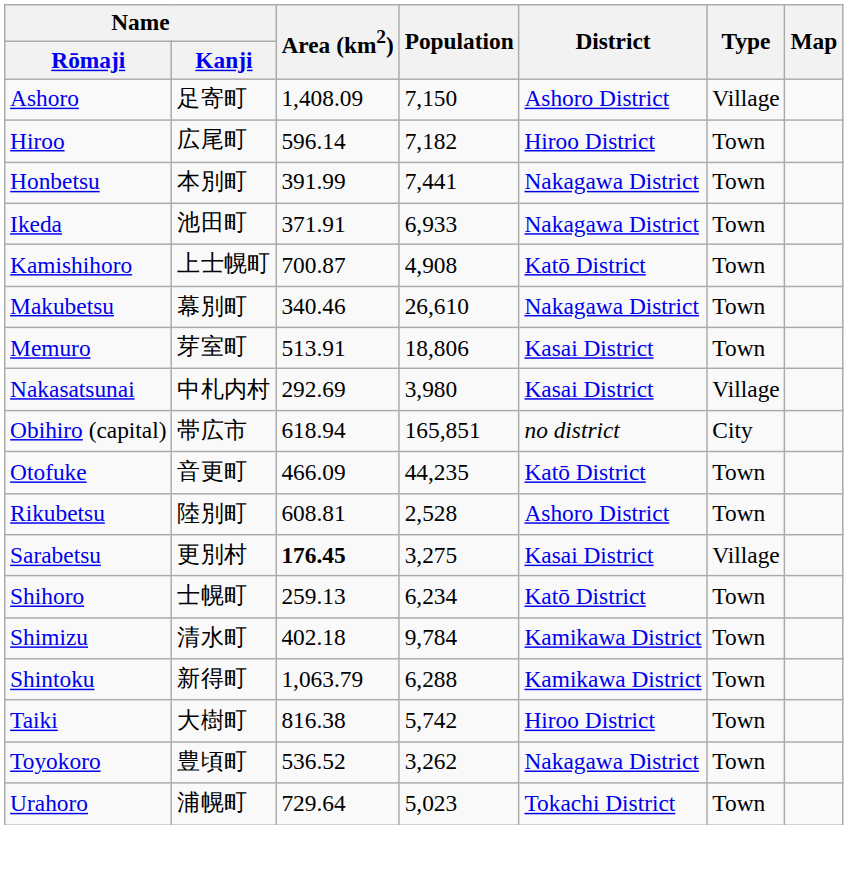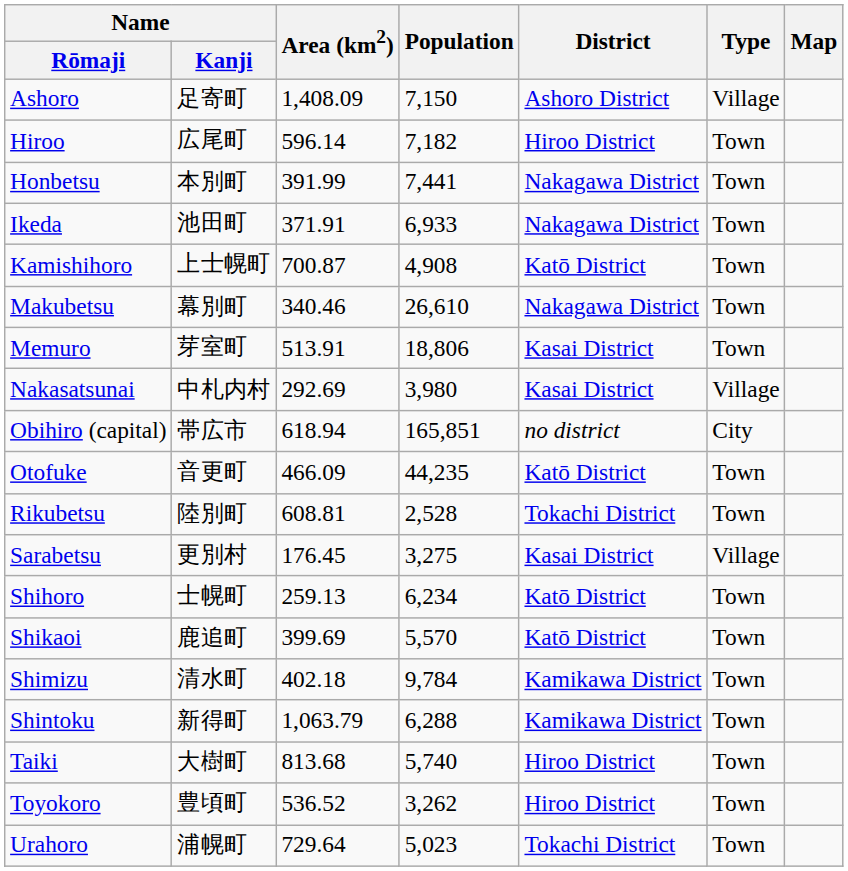(597, 513) Ashoro District -> (600, 513) Tokachi District
(314, 555) bold -> (314, 555) normal
+ row: (46, 637)
(314, 720) 816.38 -> (314, 762) 813.68
(431, 720) 5,742 -> (431, 762) 5,740
(612, 762) Nakagawa District -> (590, 803) Hiroo District
